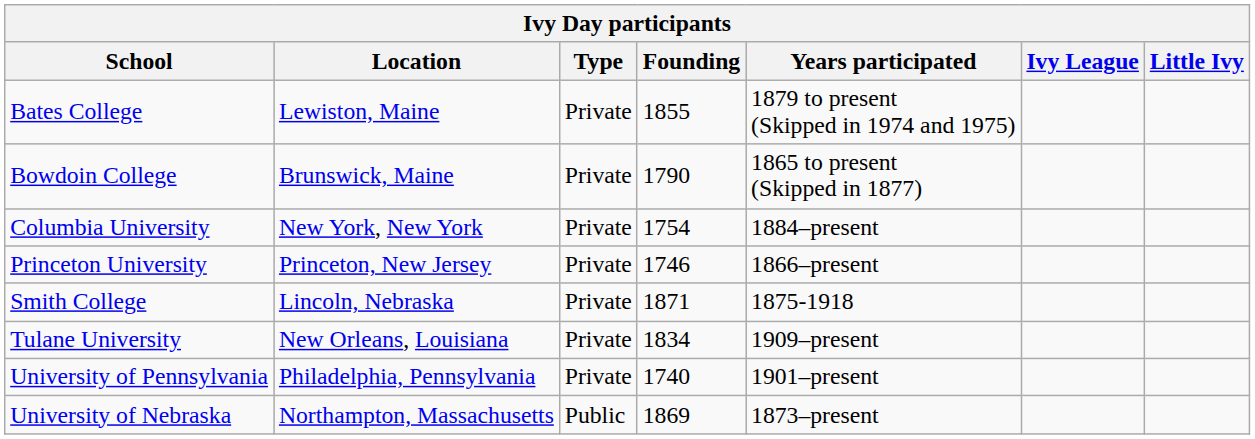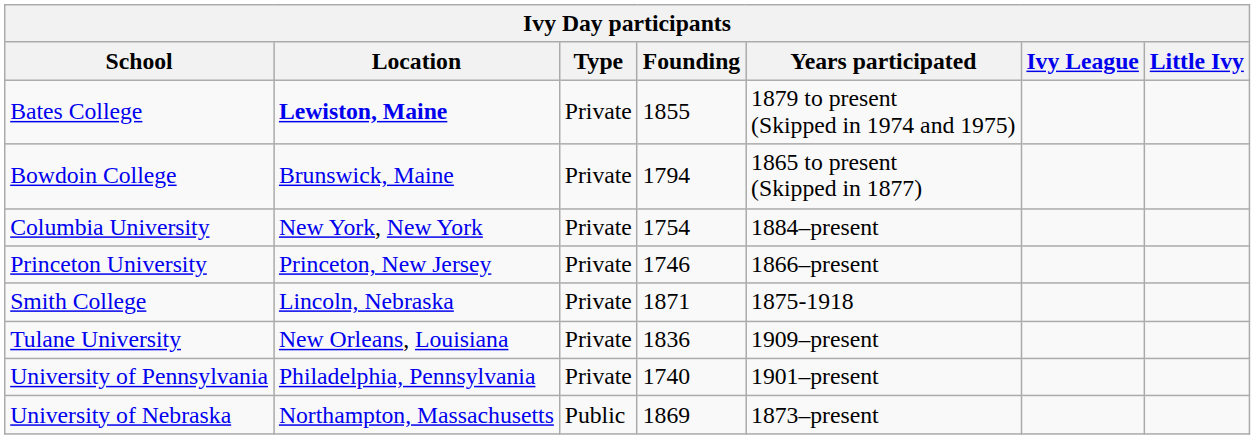(359, 111) normal -> (363, 111) bold
(666, 175) 1790 -> (666, 175) 1794
(666, 339) 1834 -> (666, 339) 1836
